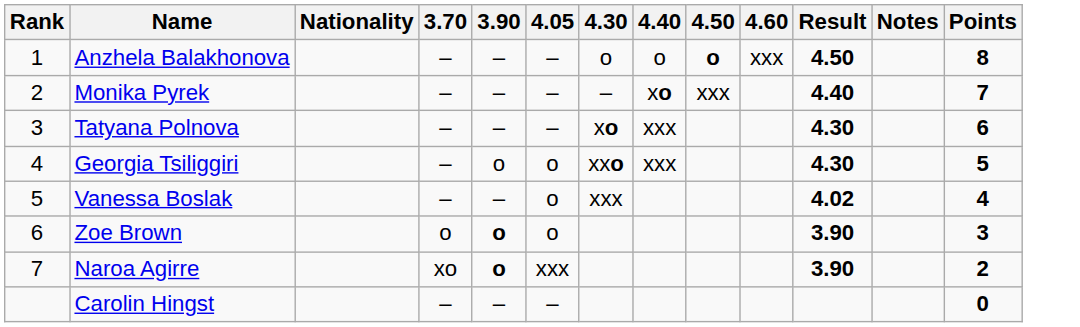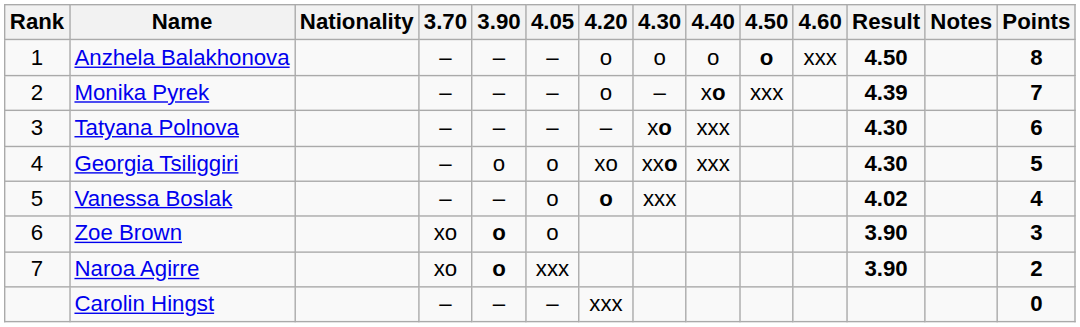+ column: (606, 22)
(833, 92) 4.40 -> (886, 92) 4.39
(445, 233) o -> (445, 233) xo
